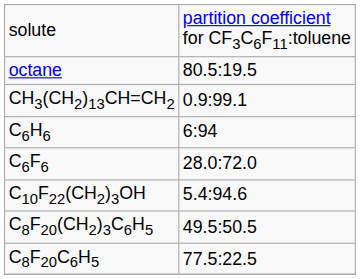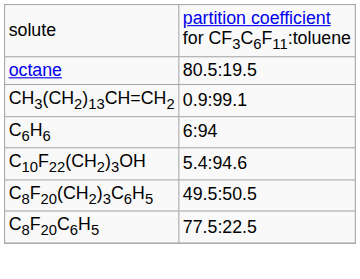- row: (29, 164)
